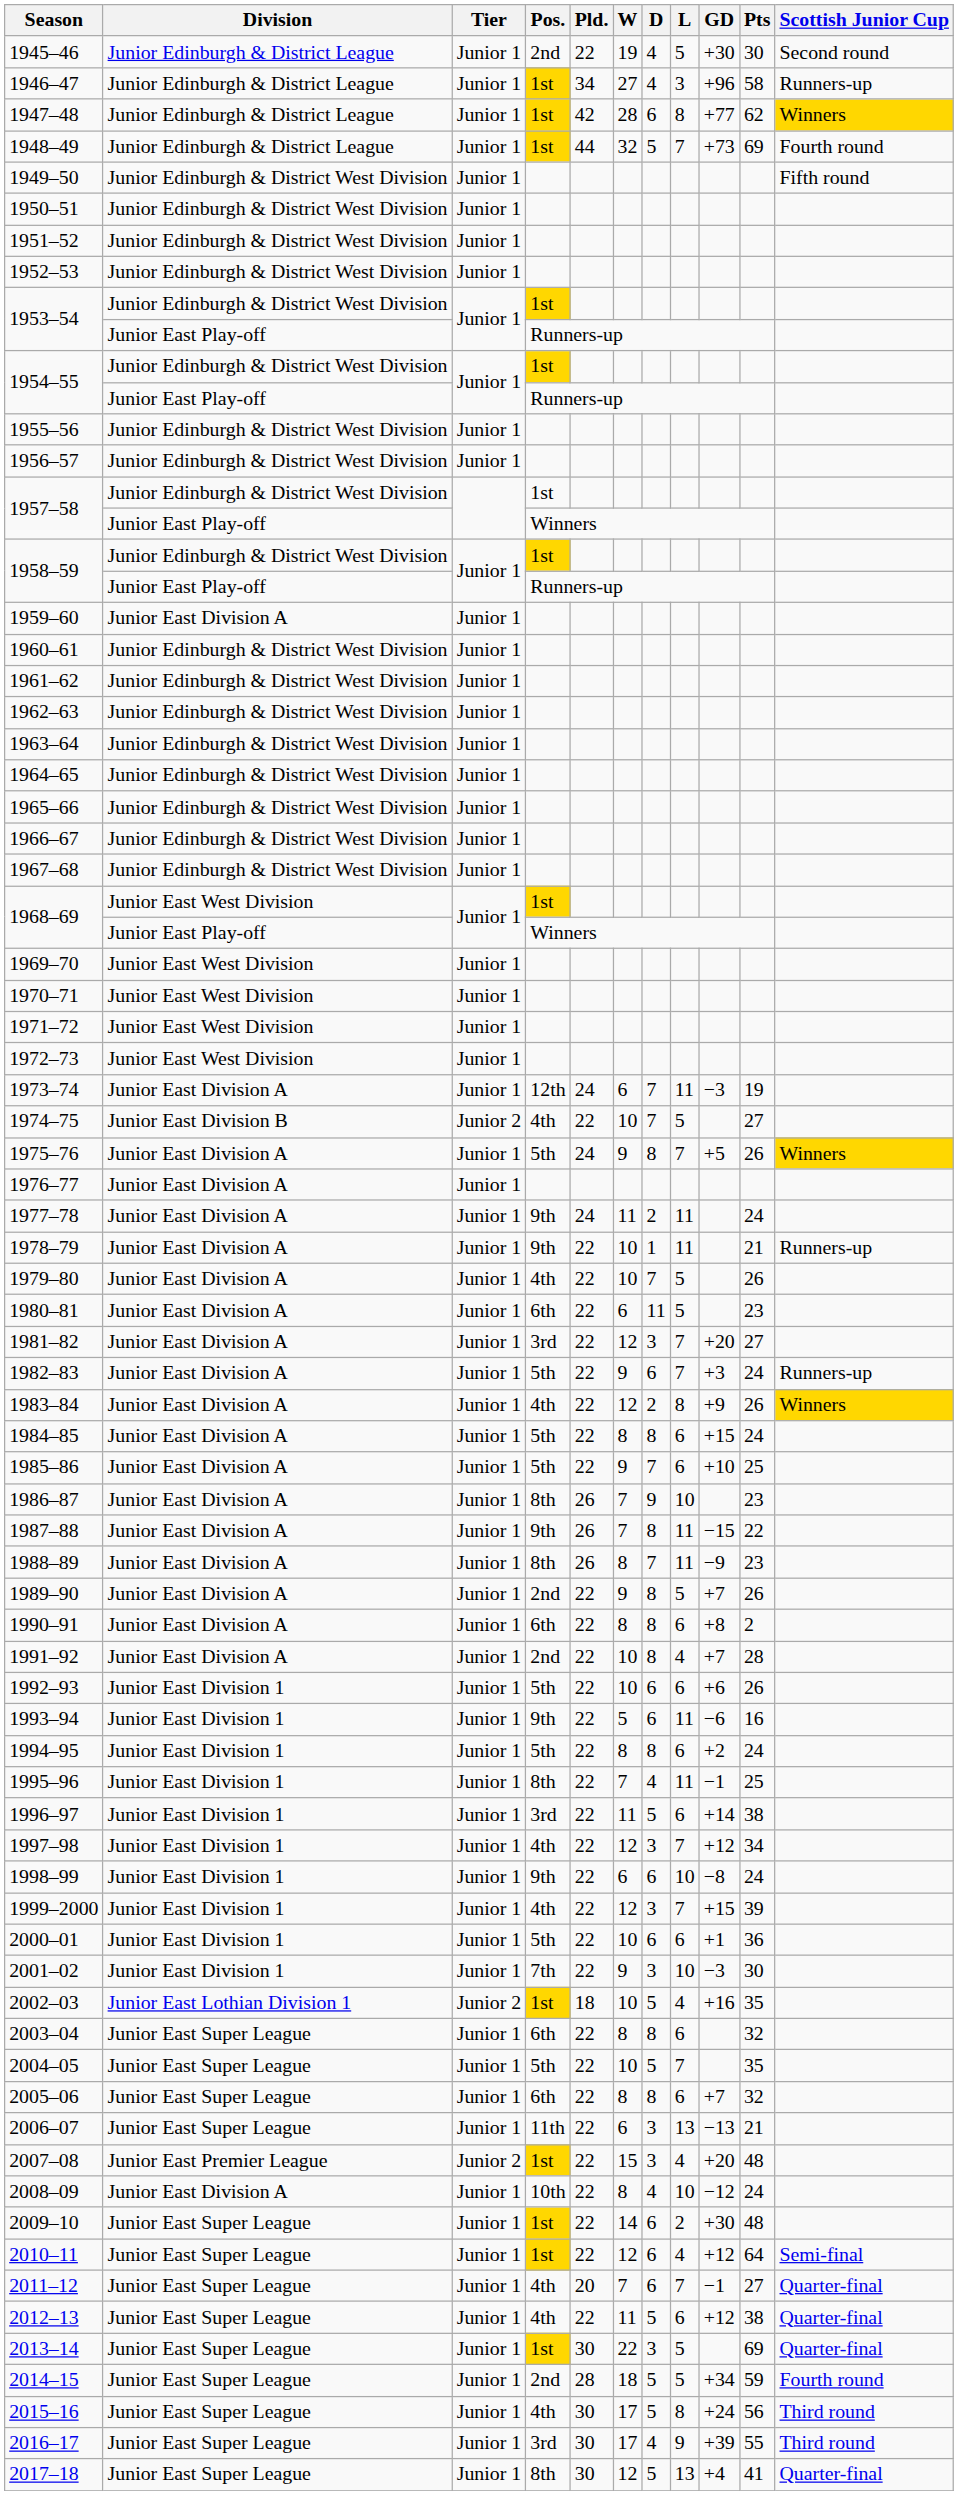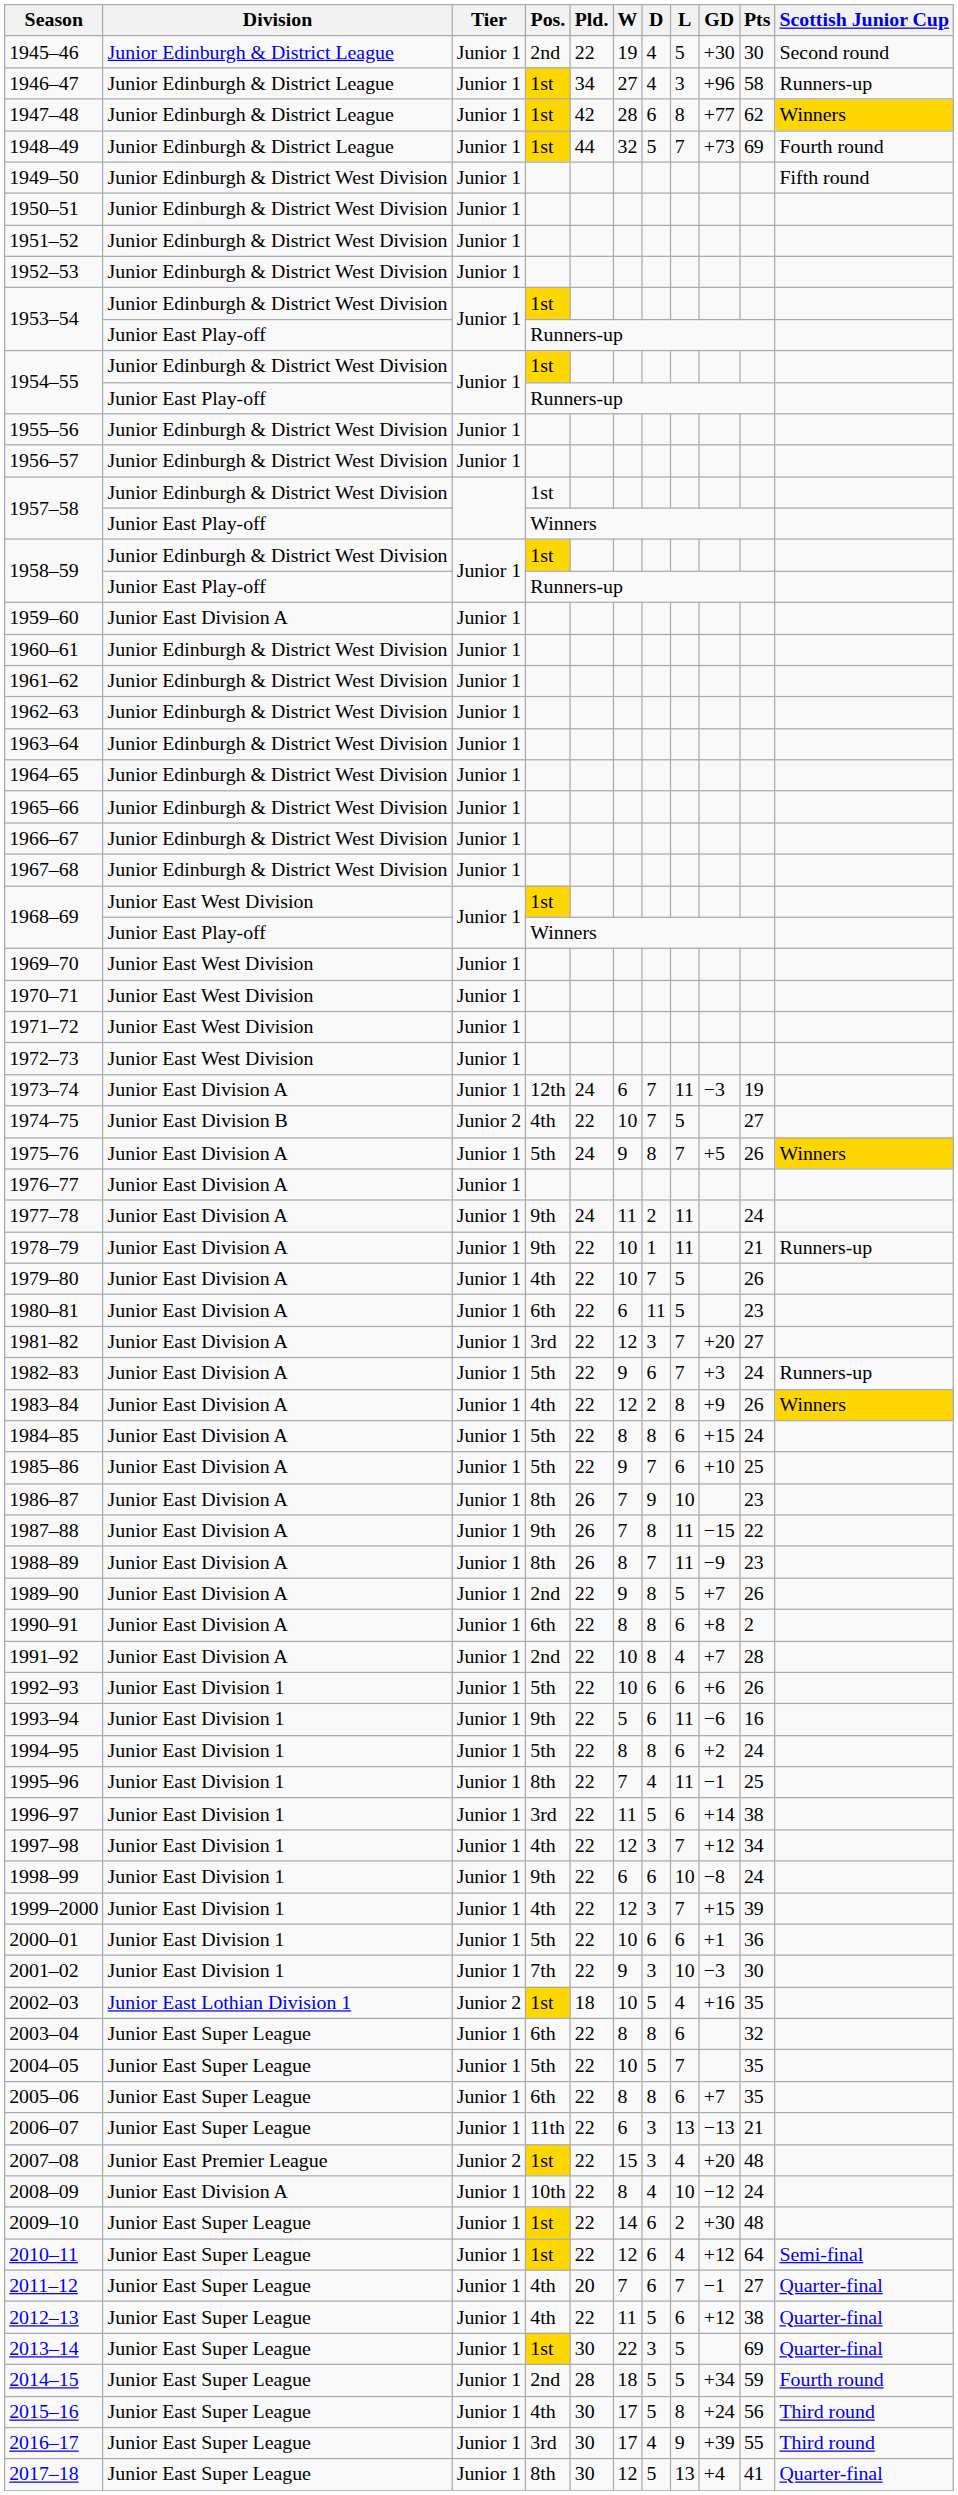(754, 2096) 32 -> (754, 2096) 35
